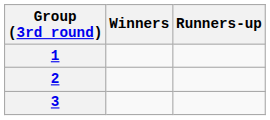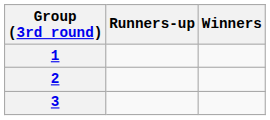columns swapped: (139, 24) <-> (219, 24)
